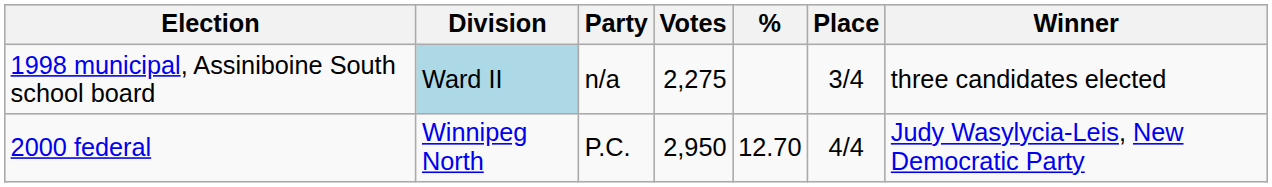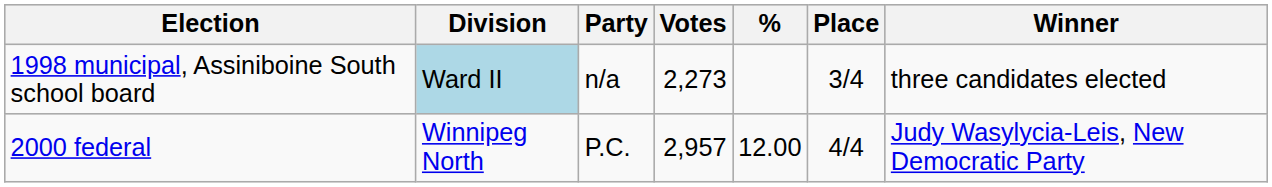(695, 78) 2,275 -> (695, 78) 2,273
(695, 147) 2,950 -> (695, 147) 2,957
(770, 147) 12.70 -> (770, 147) 12.00
